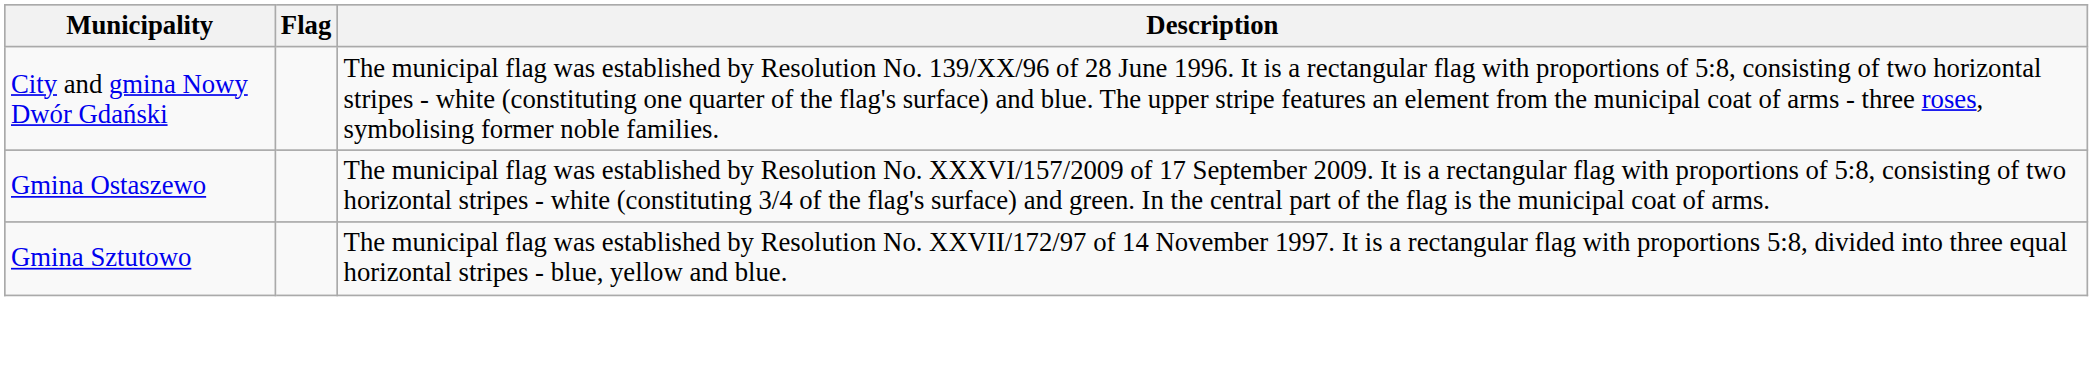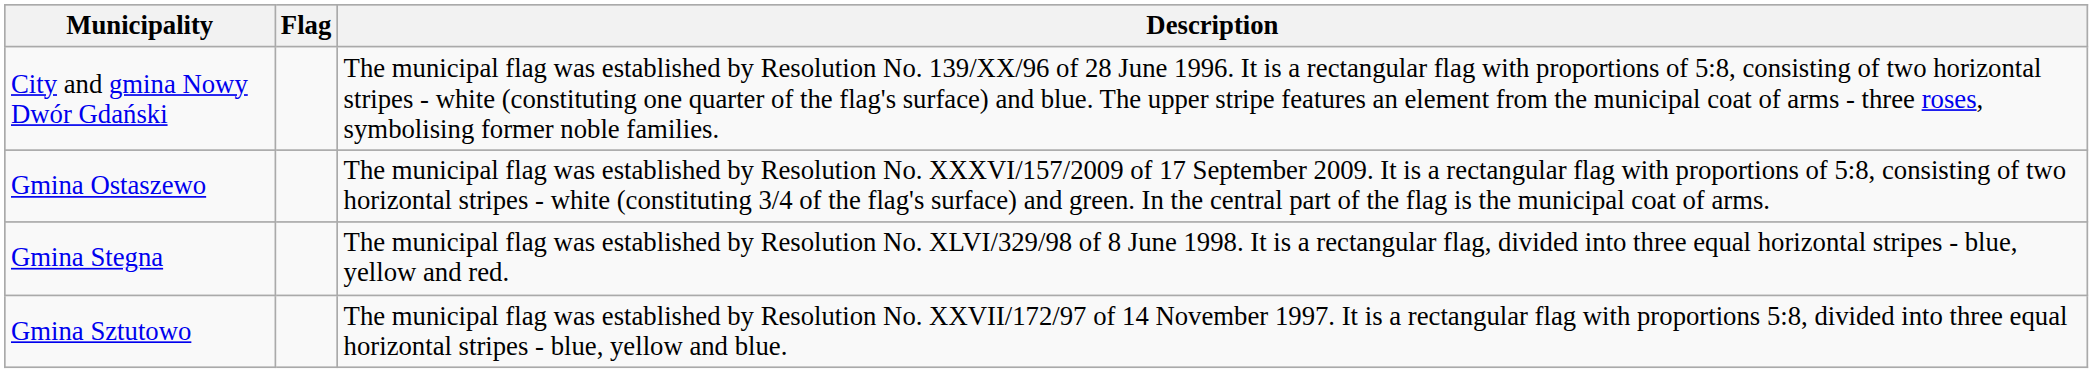+ row: (87, 258)
